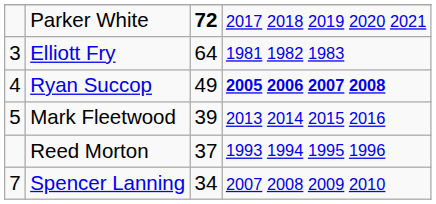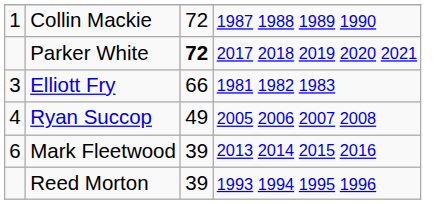+ row: (91, 20)
(206, 53) 64 -> (197, 85) 66
(306, 86) bold -> (296, 118) normal
(15, 118) 5 -> (15, 150) 6
(206, 150) 37 -> (197, 183) 39
- row: (108, 183)
